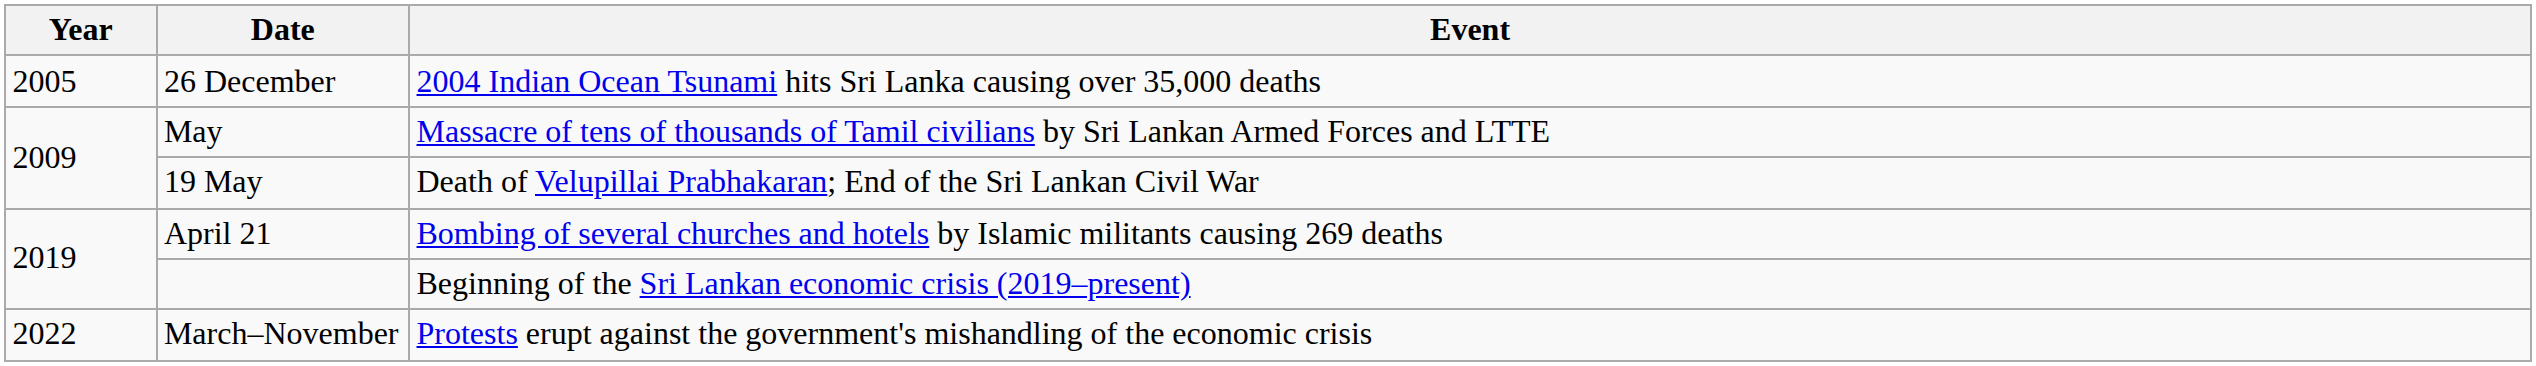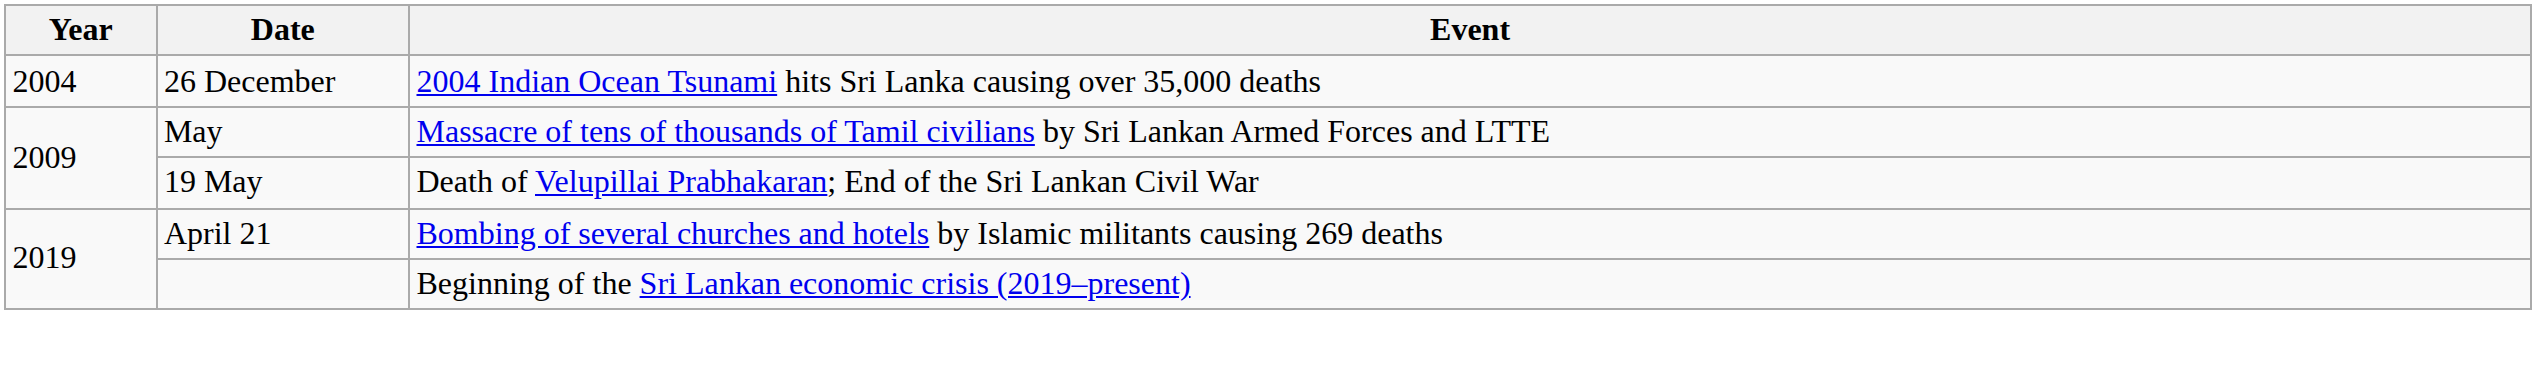(44, 80) 2005 -> (44, 80) 2004
- row: (281, 334)
